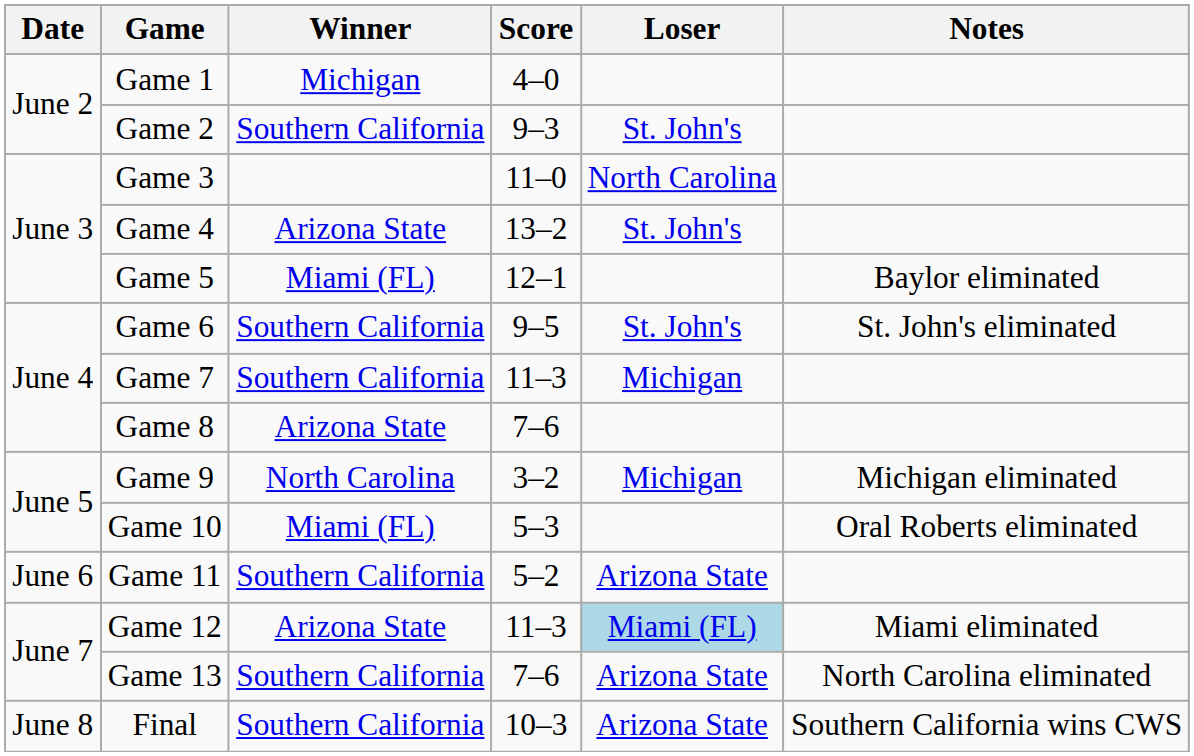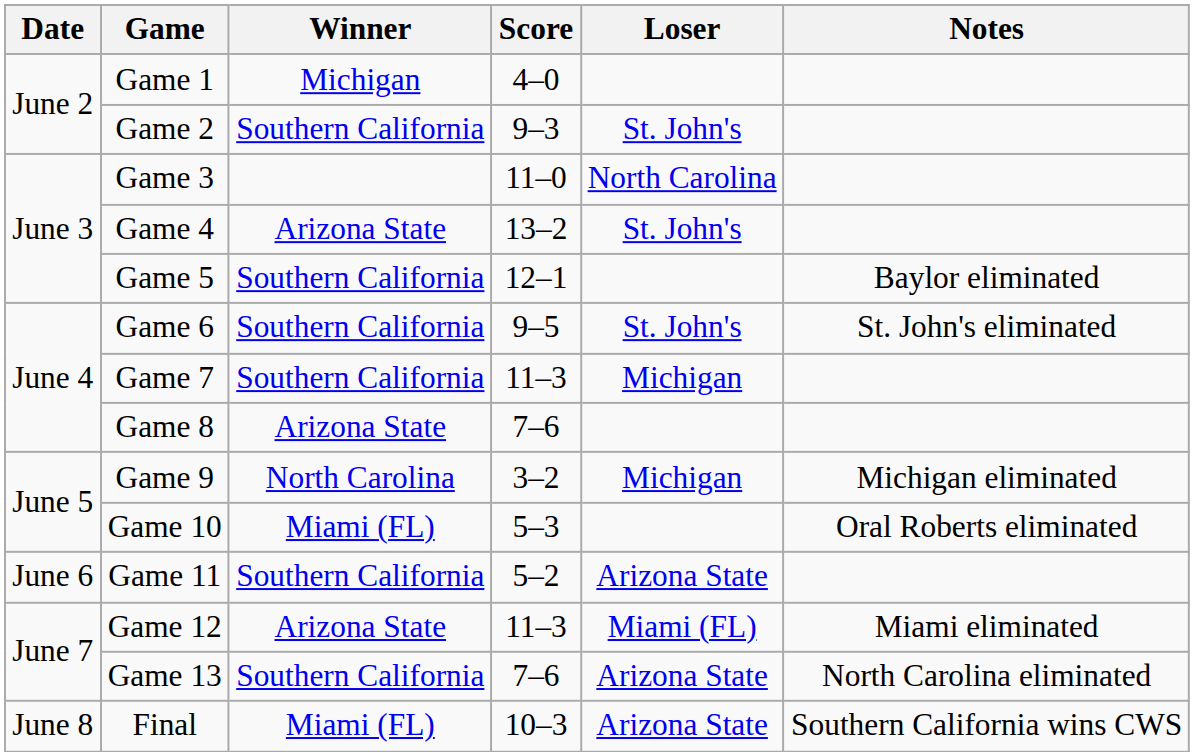(360, 278) Miami (FL) -> (360, 278) Southern California
(682, 626) lightblue background -> (682, 626) no background
(360, 725) Southern California -> (360, 725) Miami (FL)
